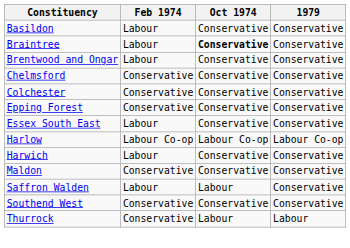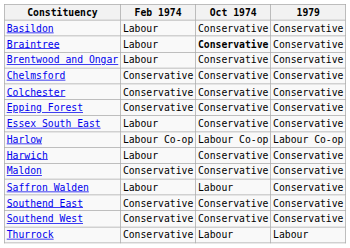+ row: (45, 203)
